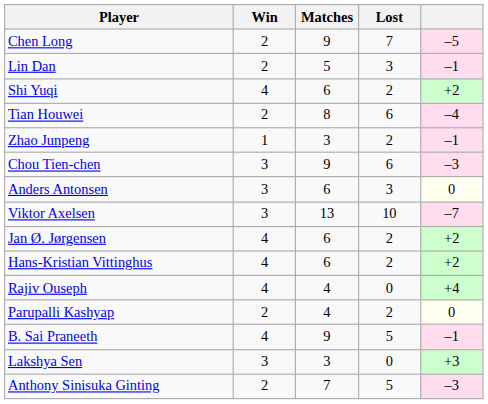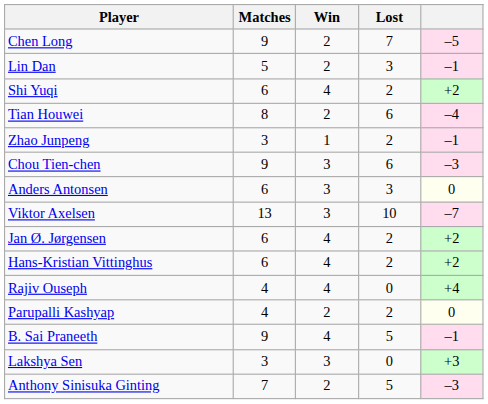columns swapped: (327, 16) <-> (265, 16)
